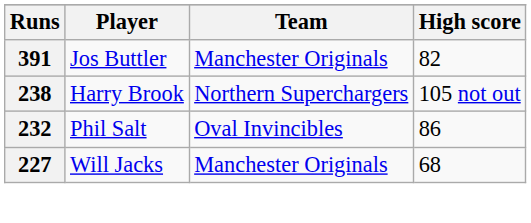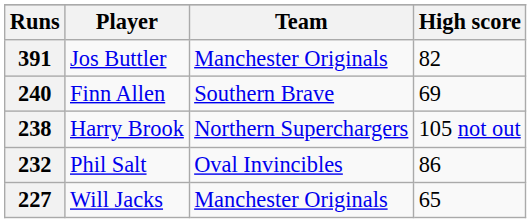+ row: (35, 93)
(430, 164) 68 -> (430, 199) 65
